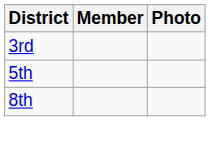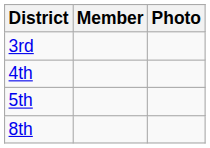+ row: (21, 73)
